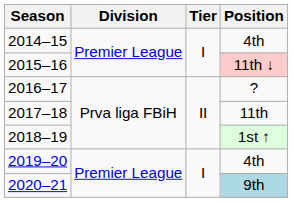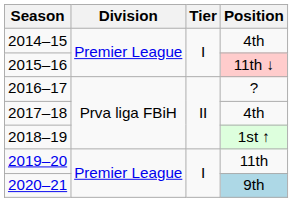(254, 112) 11th -> (254, 112) 4th
(254, 161) 4th -> (254, 161) 11th
